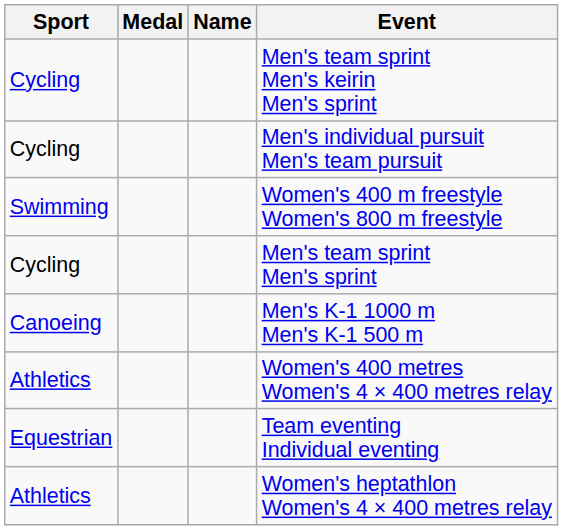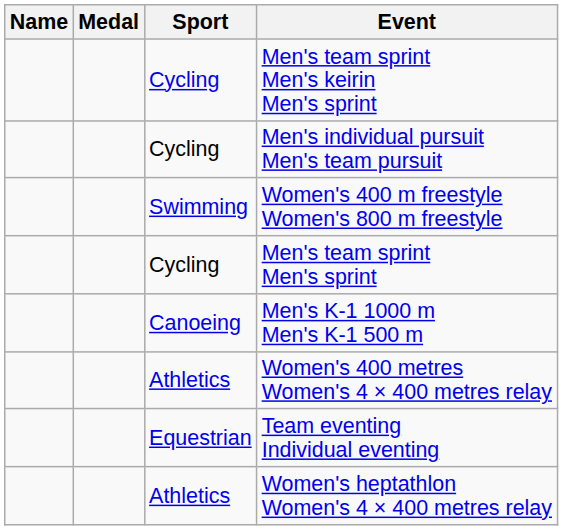columns swapped: (222, 22) <-> (61, 22)
